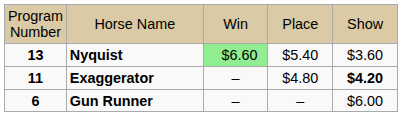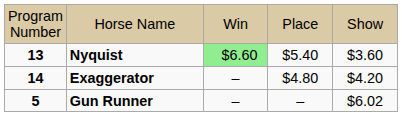(35, 78) 11 -> (35, 78) 14
(365, 78) bold -> (365, 78) normal
(35, 101) 6 -> (35, 101) 5
(365, 101) $6.00 -> (365, 101) $6.02
